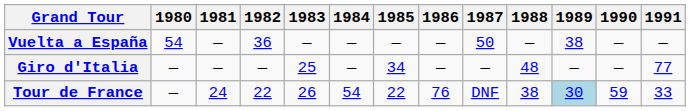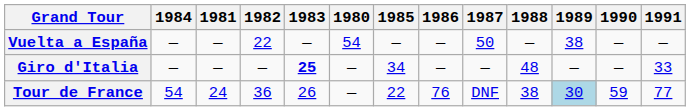columns swapped: (173, 17) <-> (352, 17)
(262, 42) 36 -> (262, 42) 22
(307, 68) normal -> (307, 68) bold
(663, 68) 77 -> (663, 68) 33
(262, 93) 22 -> (262, 93) 36
(663, 93) 33 -> (663, 93) 77
